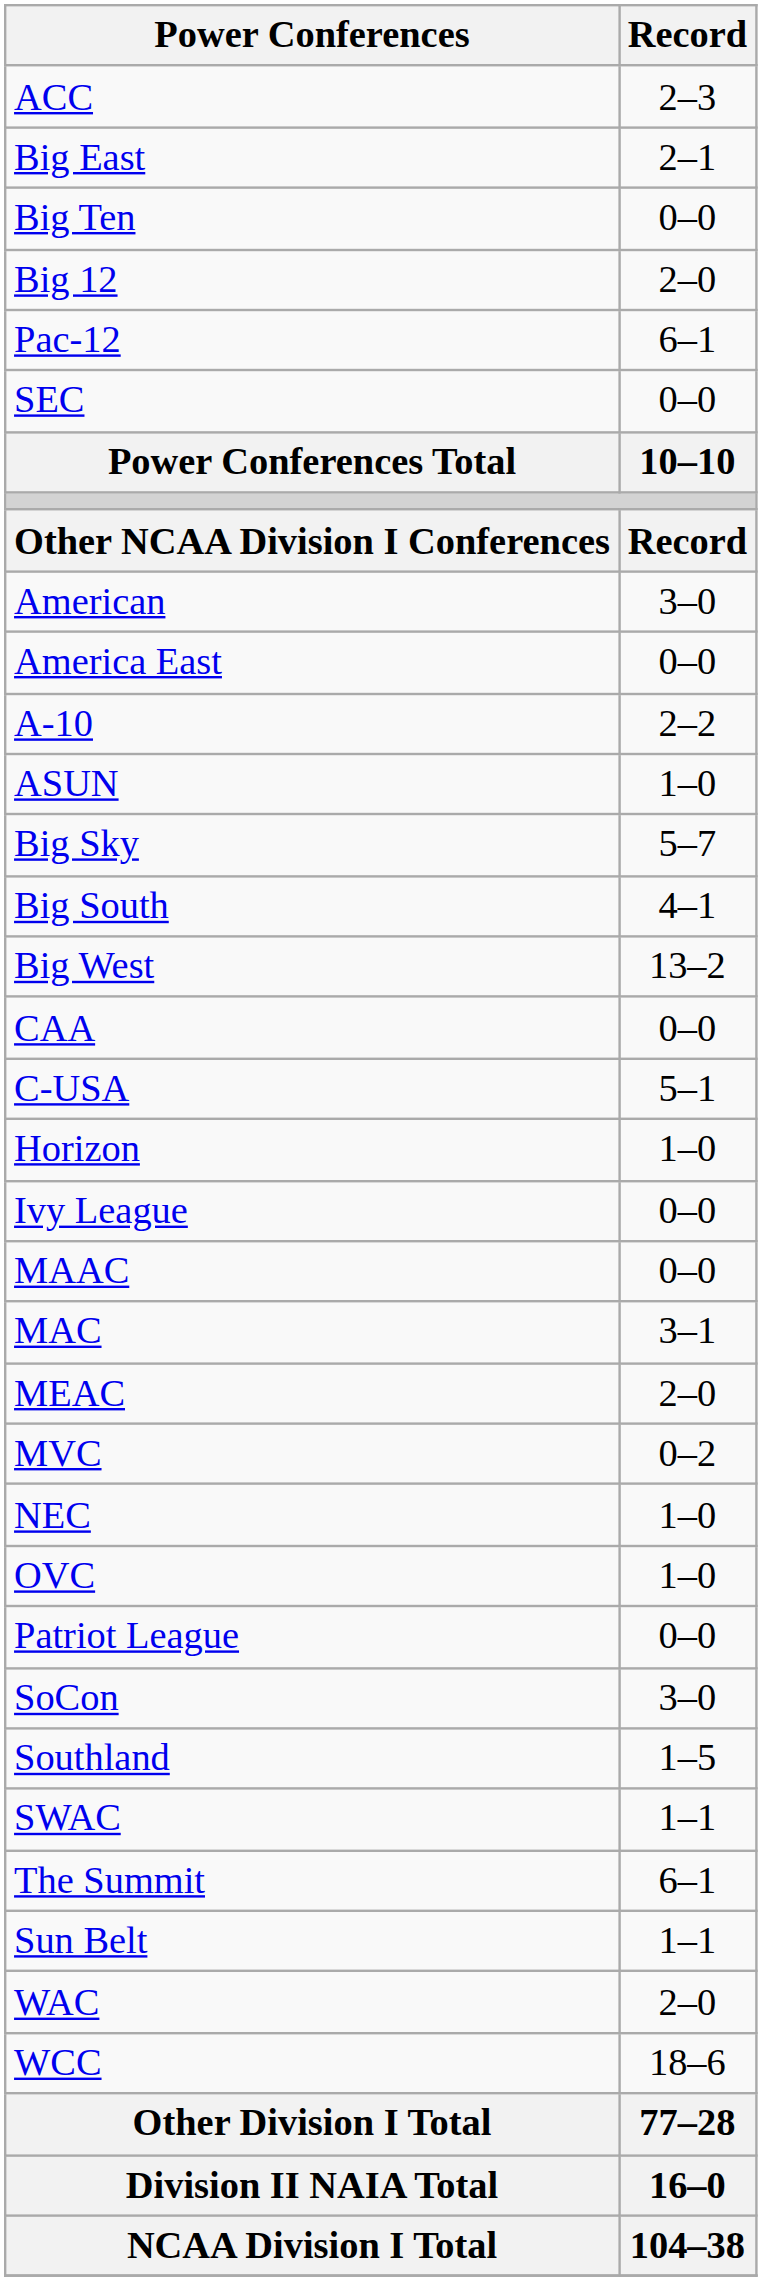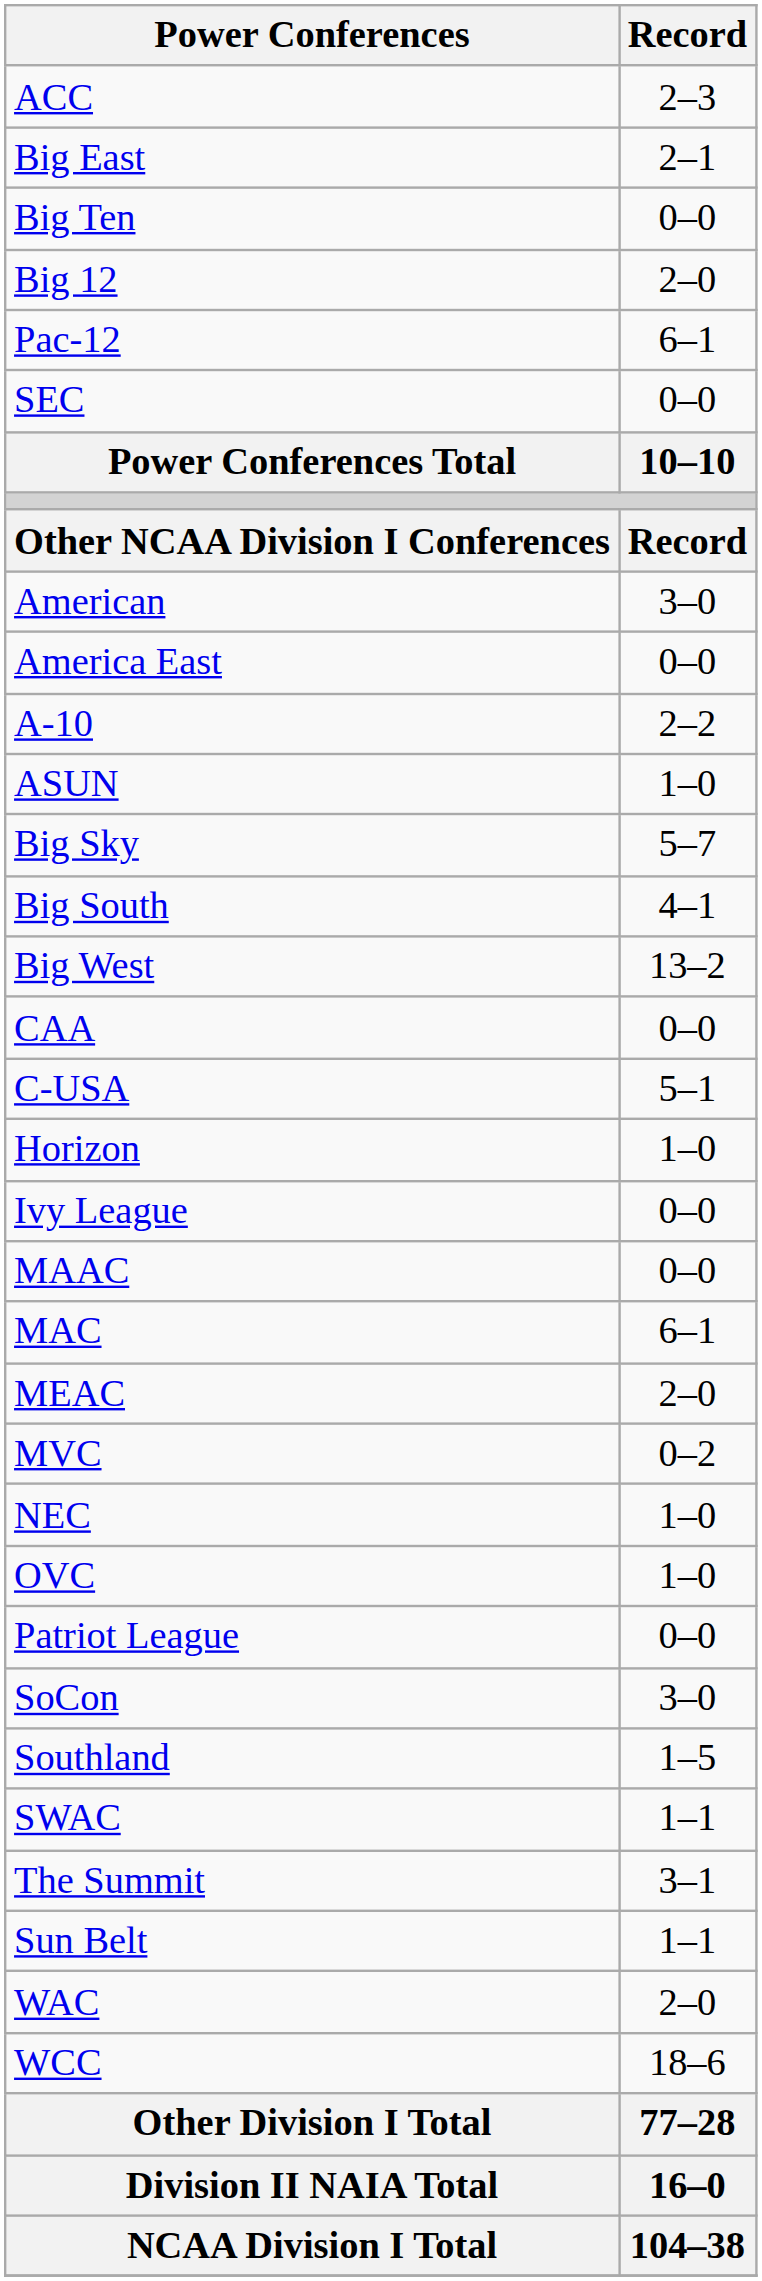(687, 1331) 3–1 -> (687, 1331) 6–1
(687, 1879) 6–1 -> (687, 1879) 3–1
